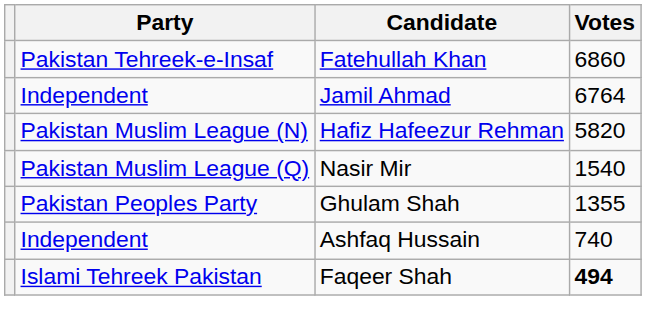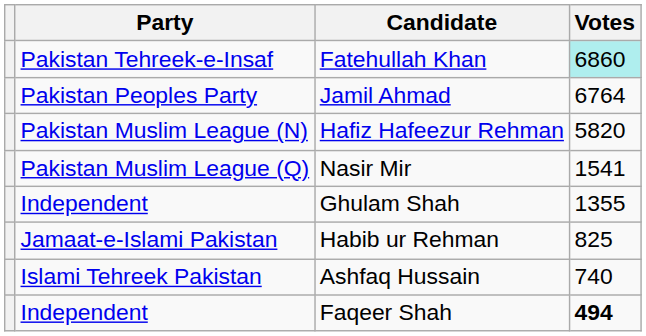(600, 58) no background -> (600, 58) paleturquoise background
(84, 95) Independent -> (139, 95) Pakistan Peoples Party
(600, 167) 1540 -> (600, 167) 1541
(139, 204) Pakistan Peoples Party -> (84, 204) Independent
+ row: (409, 240)
(84, 240) Independent -> (141, 276) Islami Tehreek Pakistan
(141, 276) Islami Tehreek Pakistan -> (84, 312) Independent
